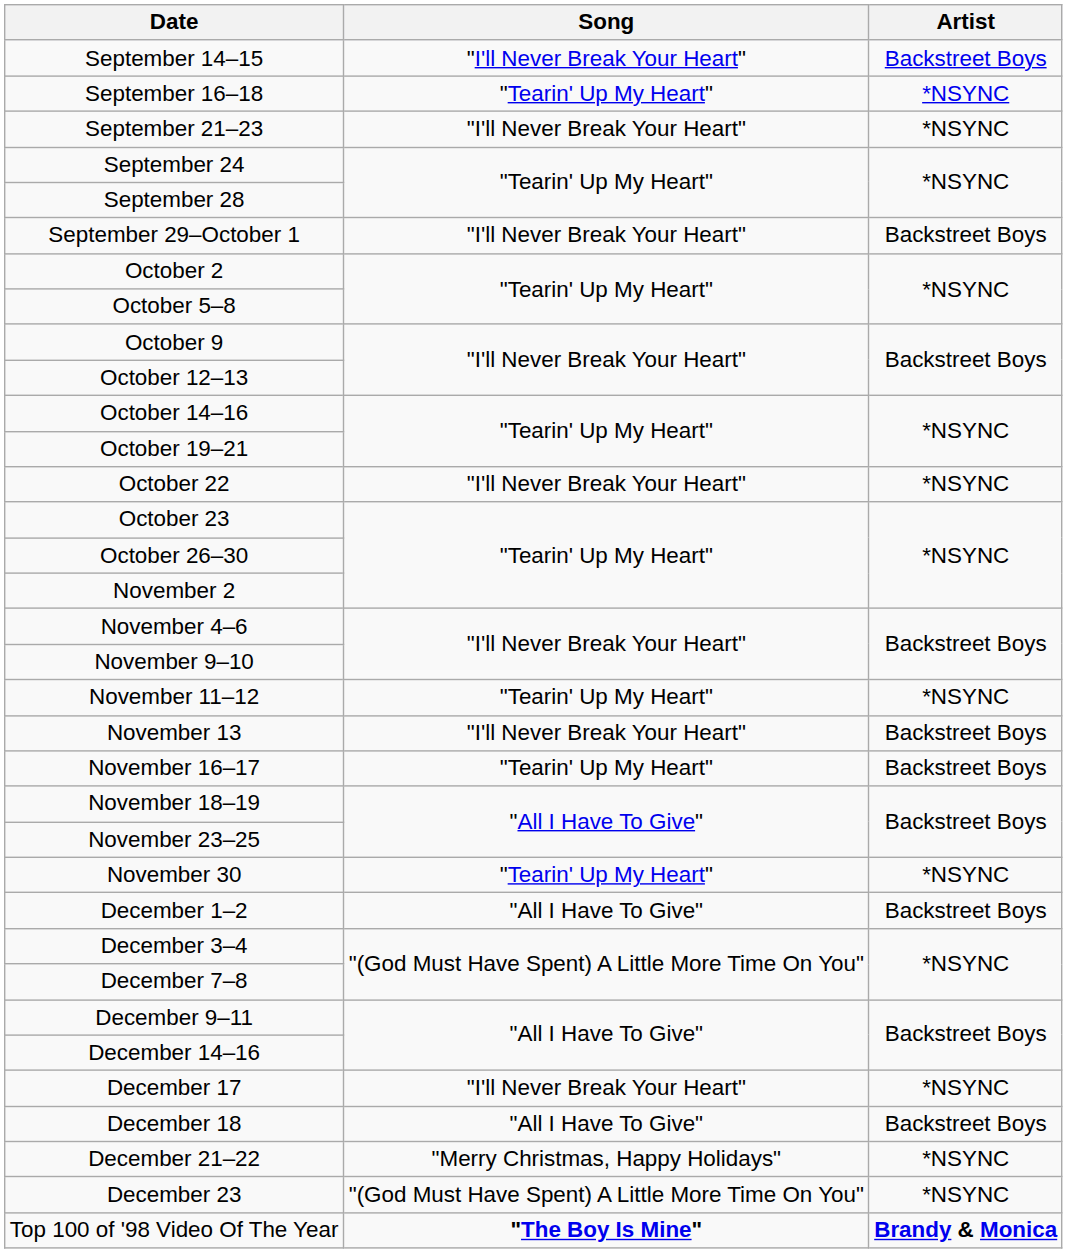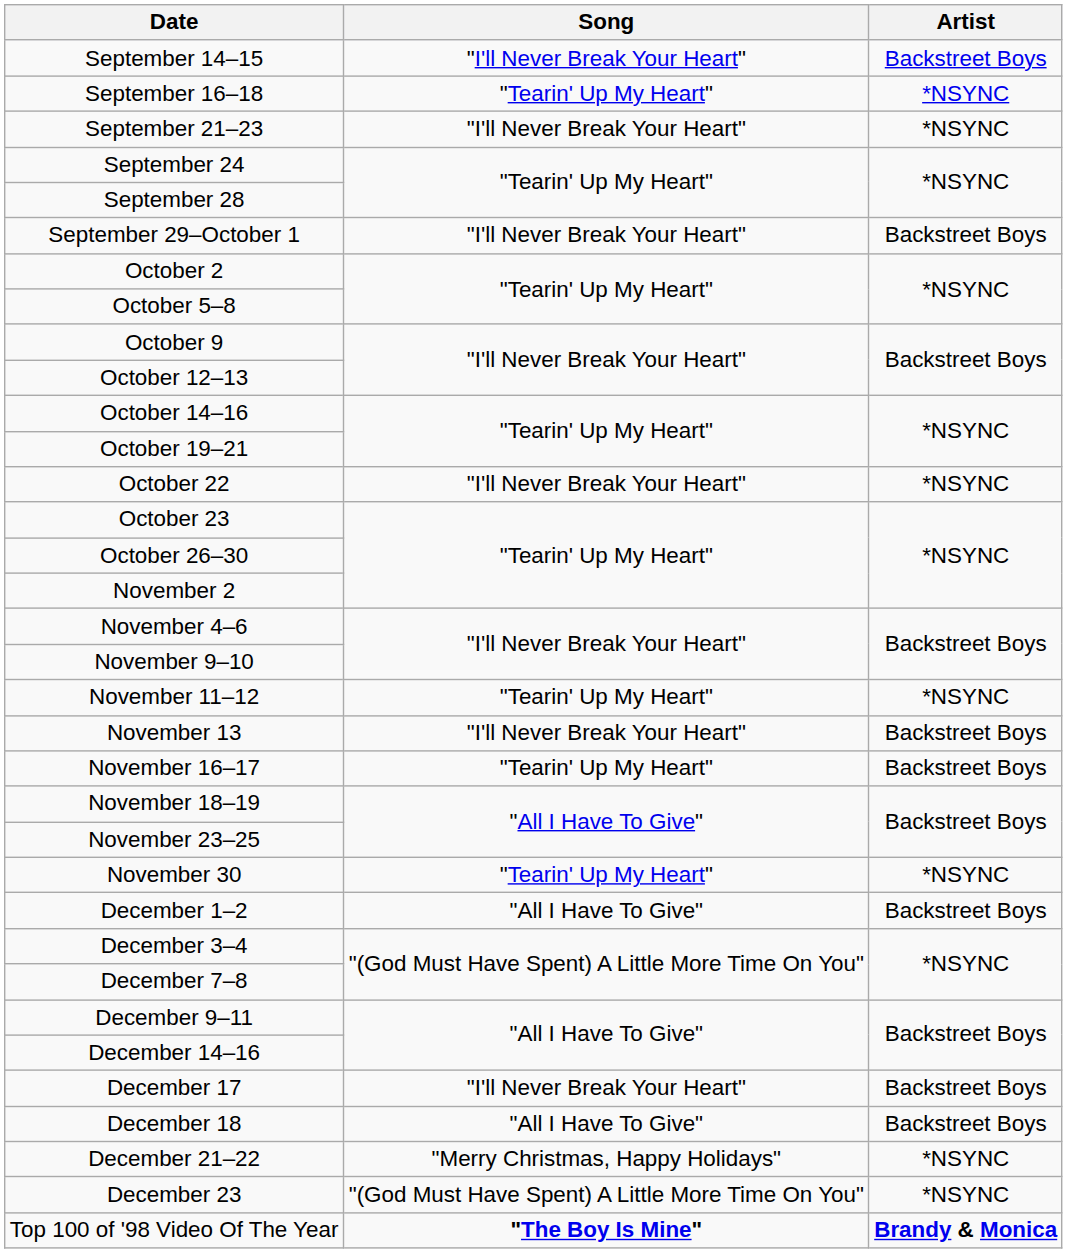(966, 1088) *NSYNC -> (966, 1088) Backstreet Boys
